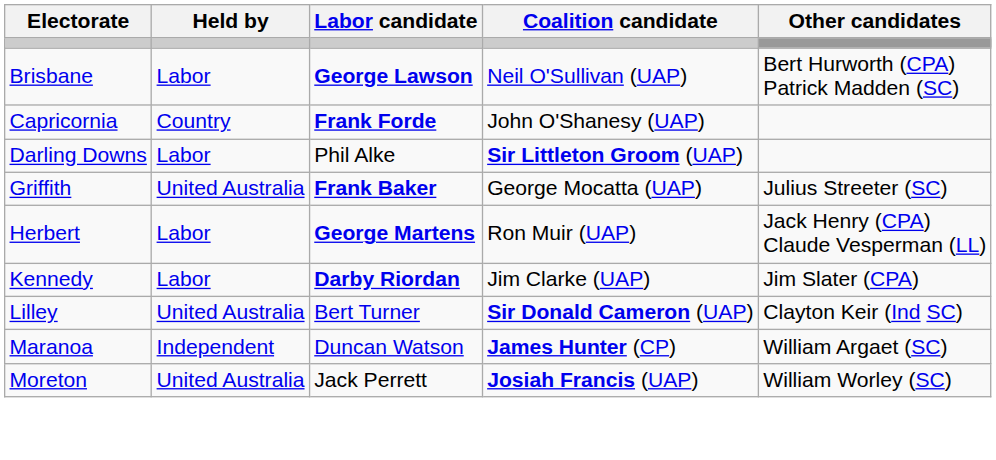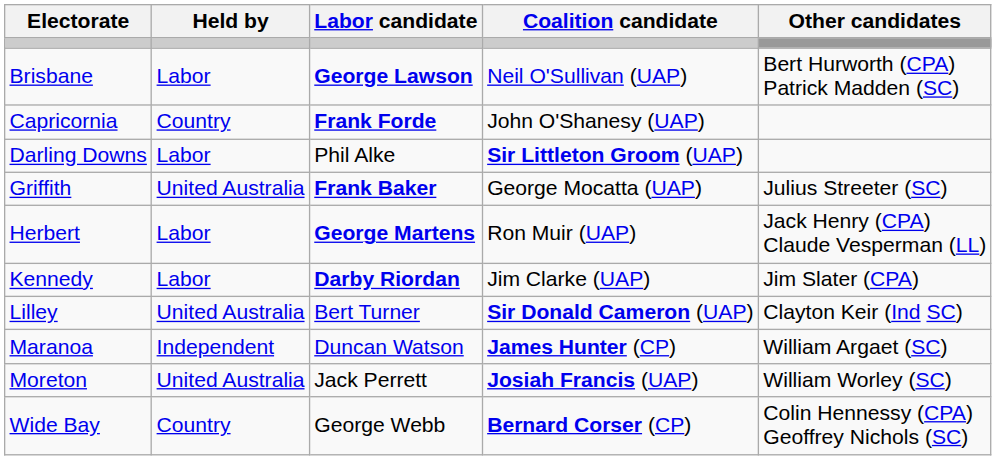+ row: (55, 425)
